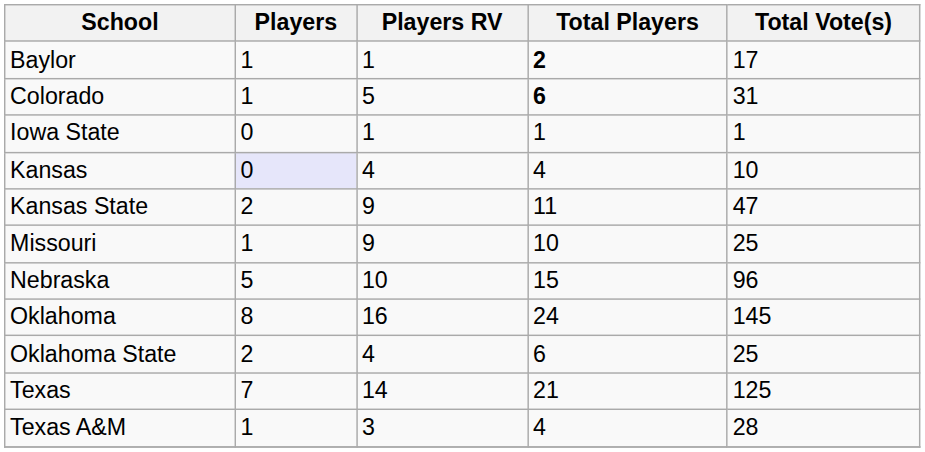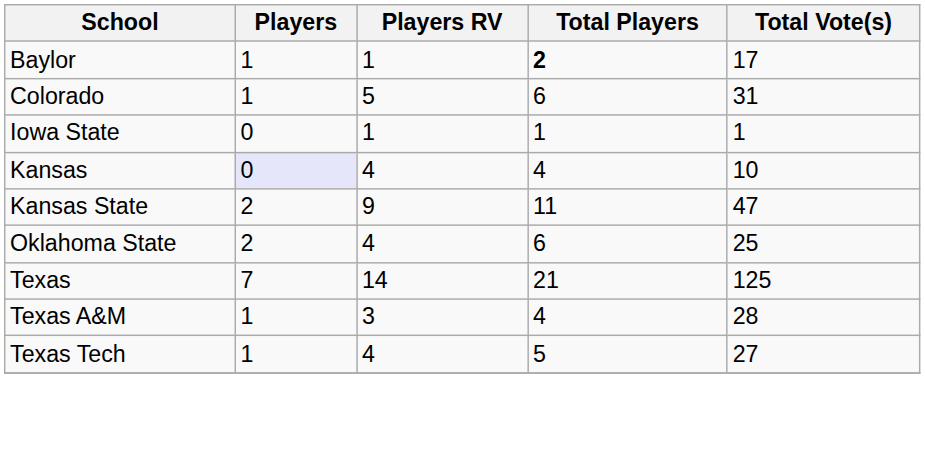(540, 96) bold -> (540, 96) normal
- row: (53, 243)
- row: (60, 280)
- row: (63, 317)
+ row: (68, 354)
